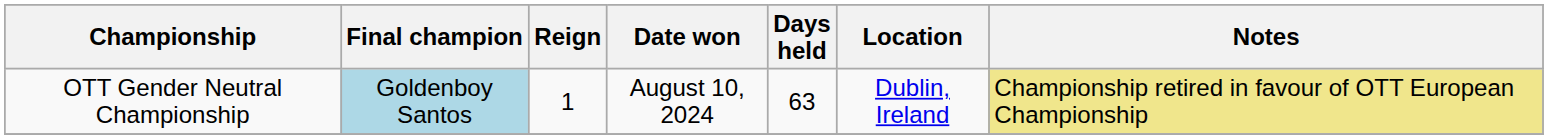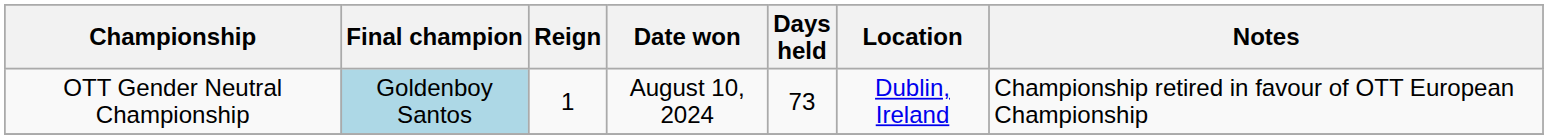(802, 101) 63 -> (802, 101) 73
(1254, 101) khaki background -> (1254, 101) no background
